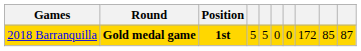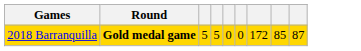- column: (223, 15)
